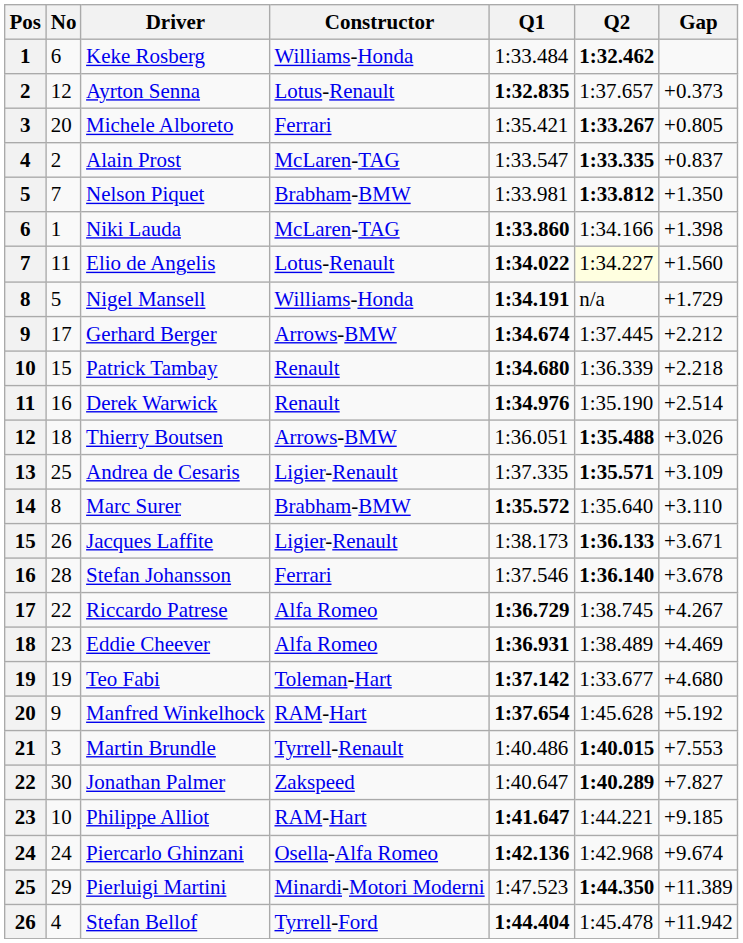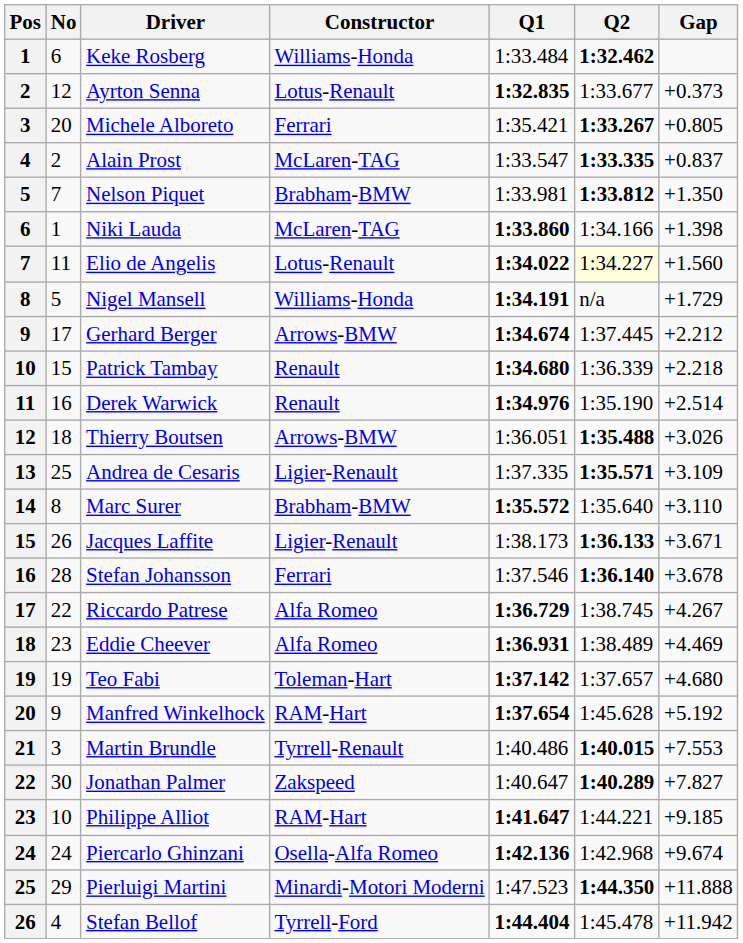(616, 91) 1:37.657 -> (616, 91) 1:33.677
(616, 679) 1:33.677 -> (616, 679) 1:37.657
(698, 886) +11.389 -> (698, 886) +11.888
